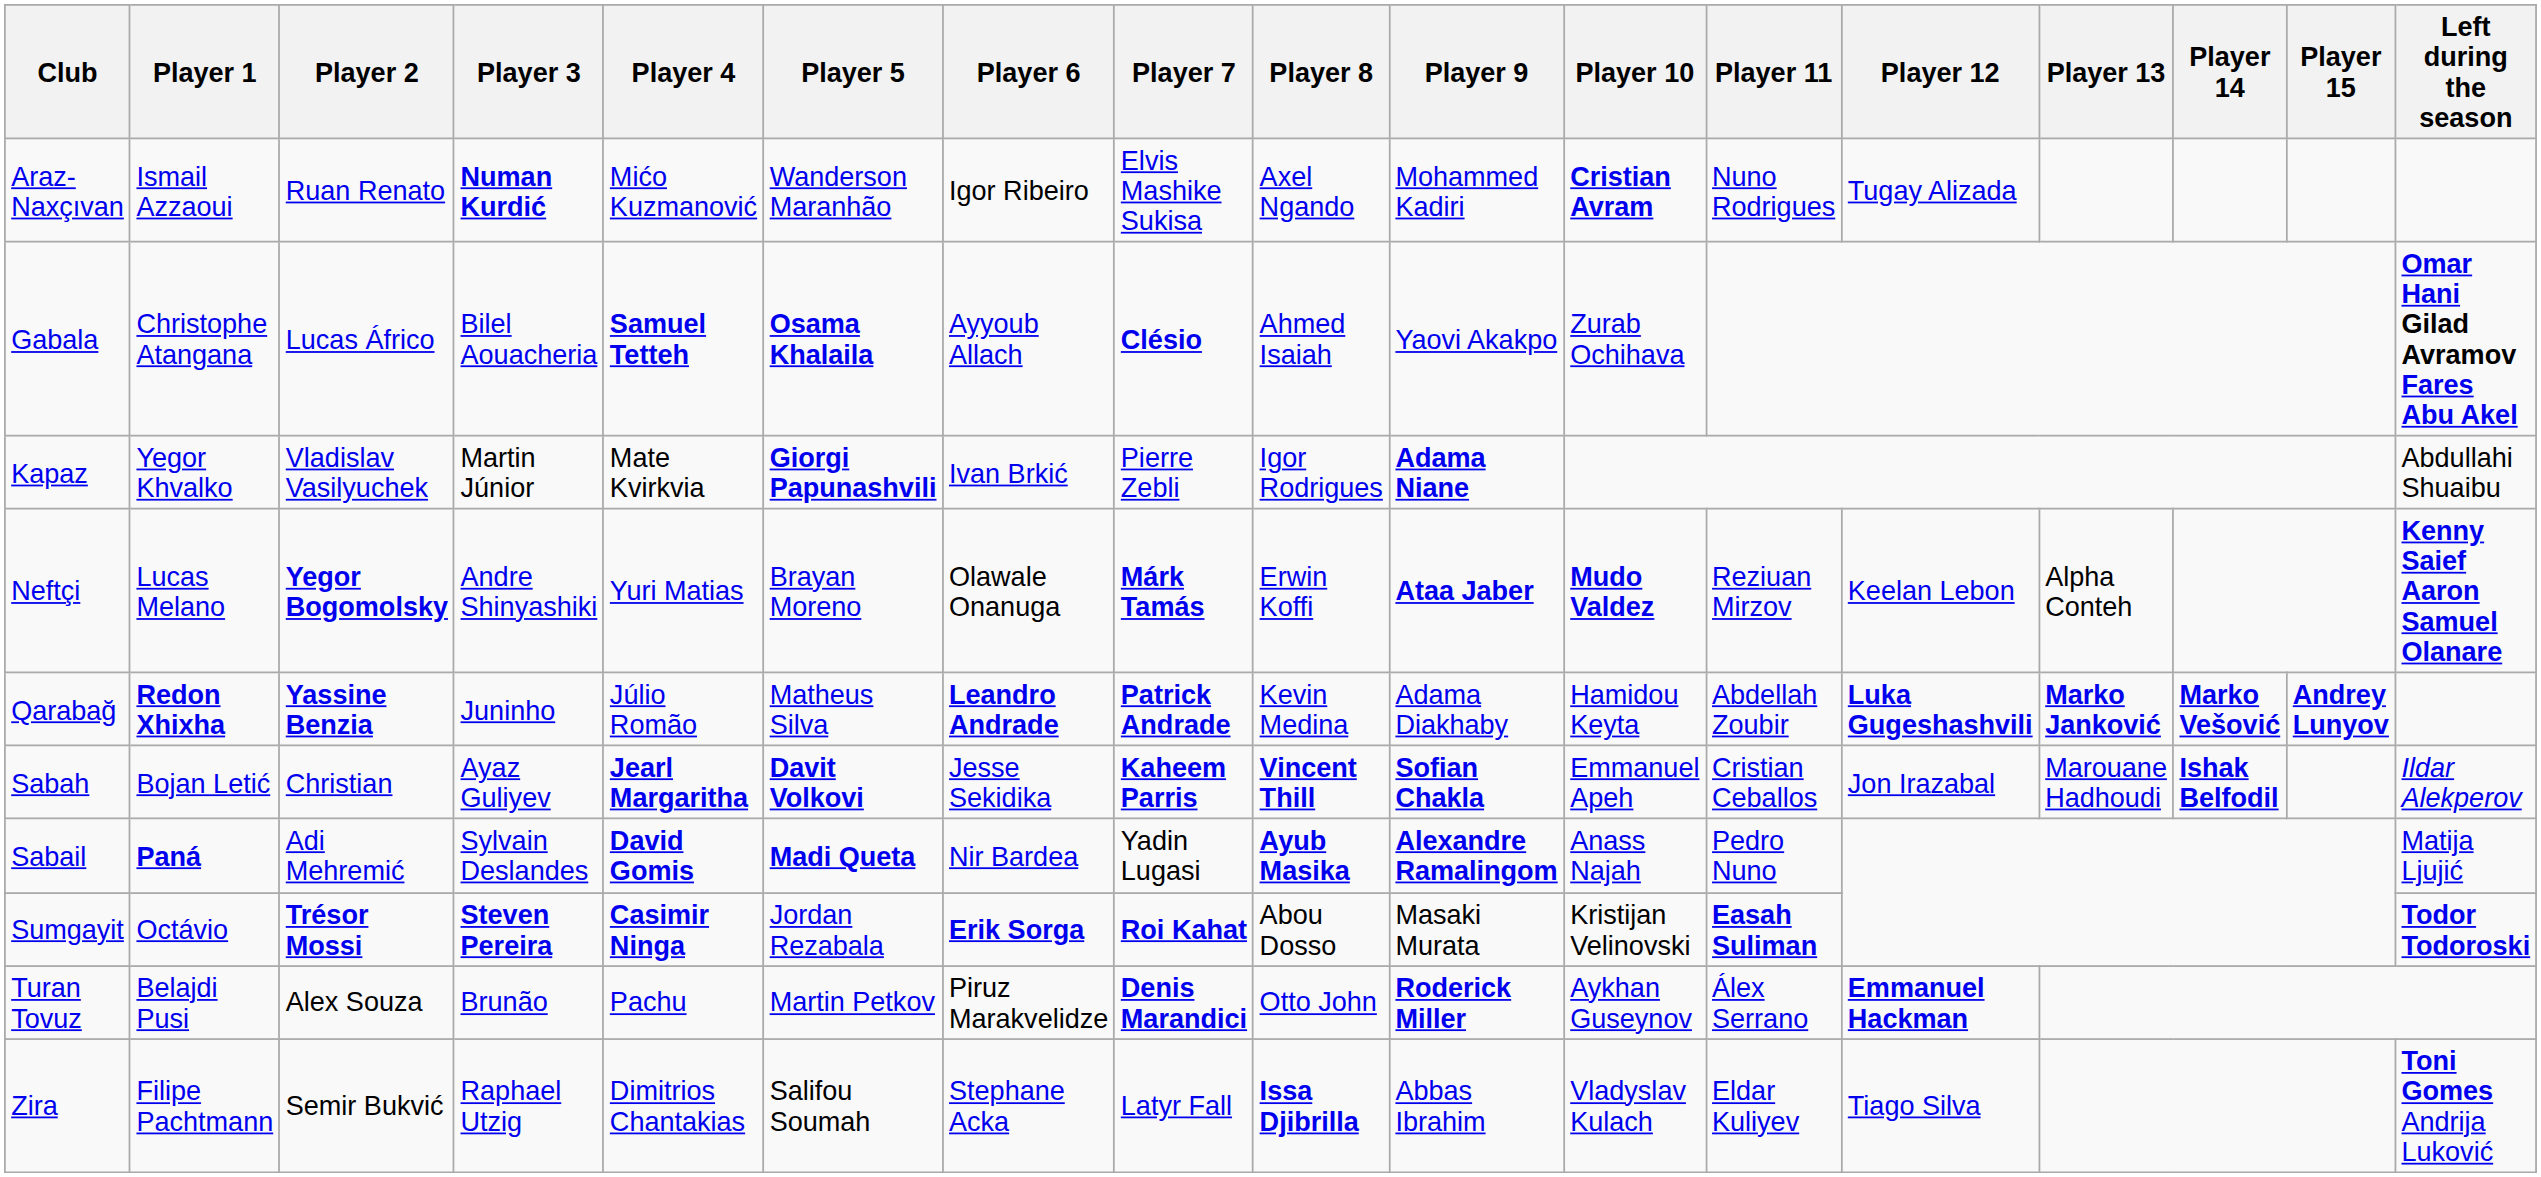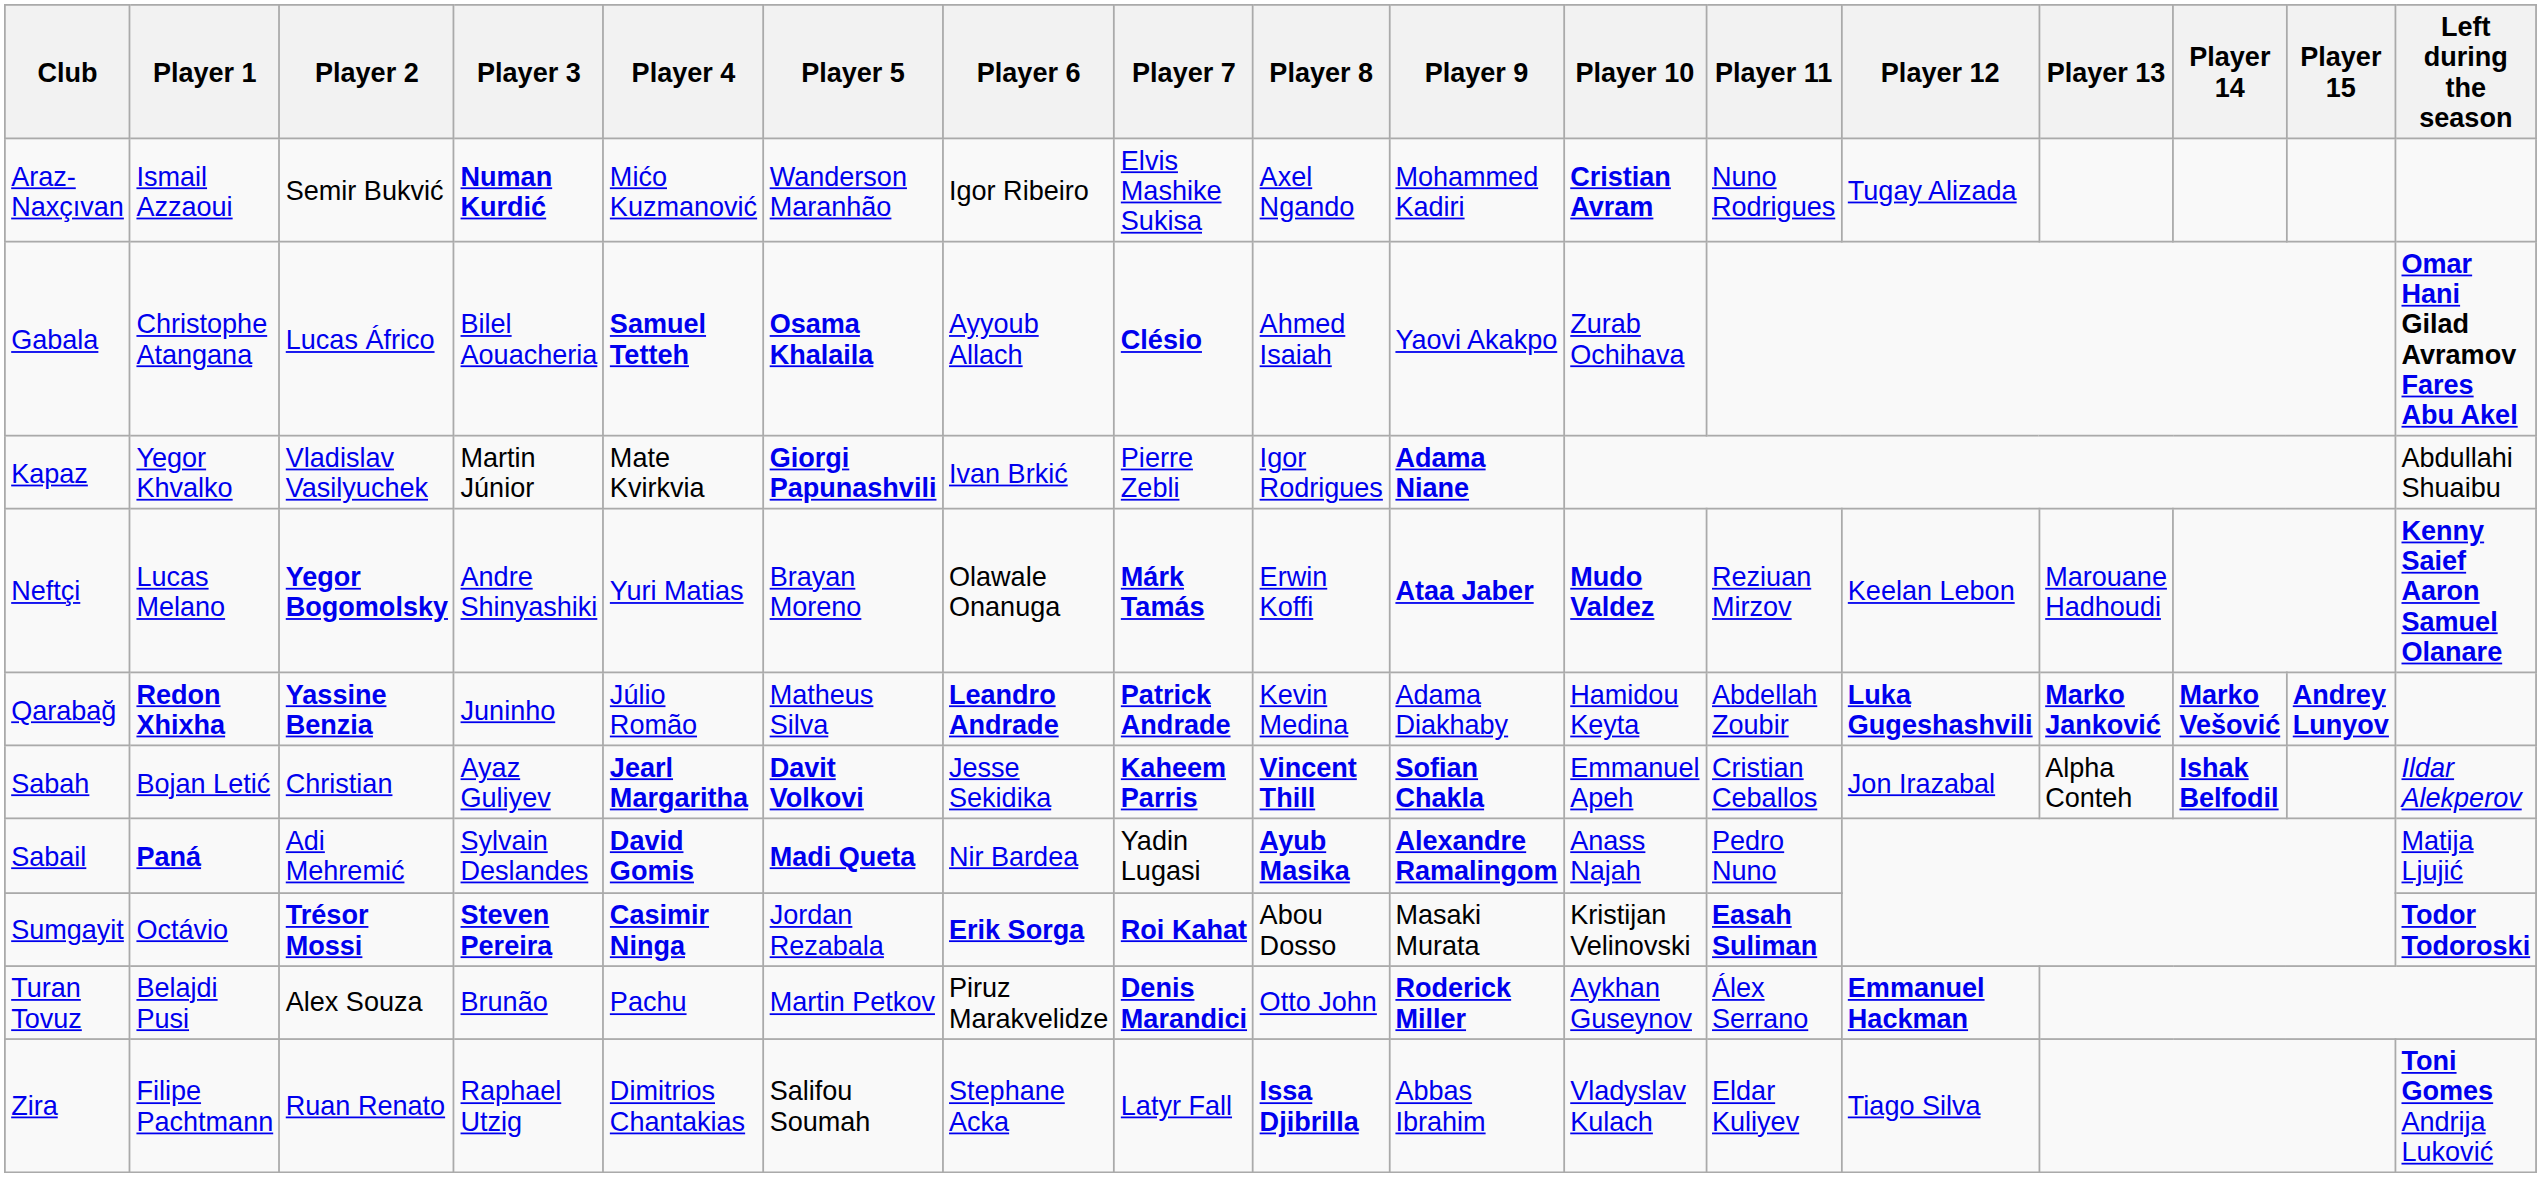(365, 190) Ruan Renato -> (365, 190) Semir Bukvić
(2089, 591) Alpha Conteh -> (2106, 591) Marouane Hadhoudi
(2106, 783) Marouane Hadhoudi -> (2089, 783) Alpha Conteh
(365, 1105) Semir Bukvić -> (365, 1105) Ruan Renato
